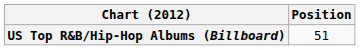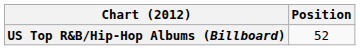(321, 35) 51 -> (321, 35) 52
